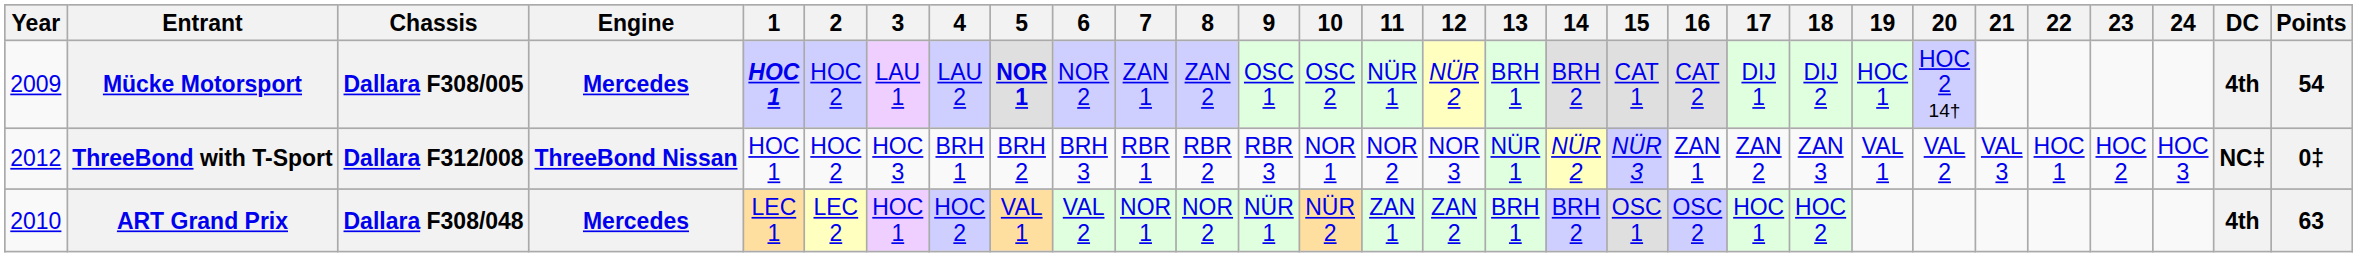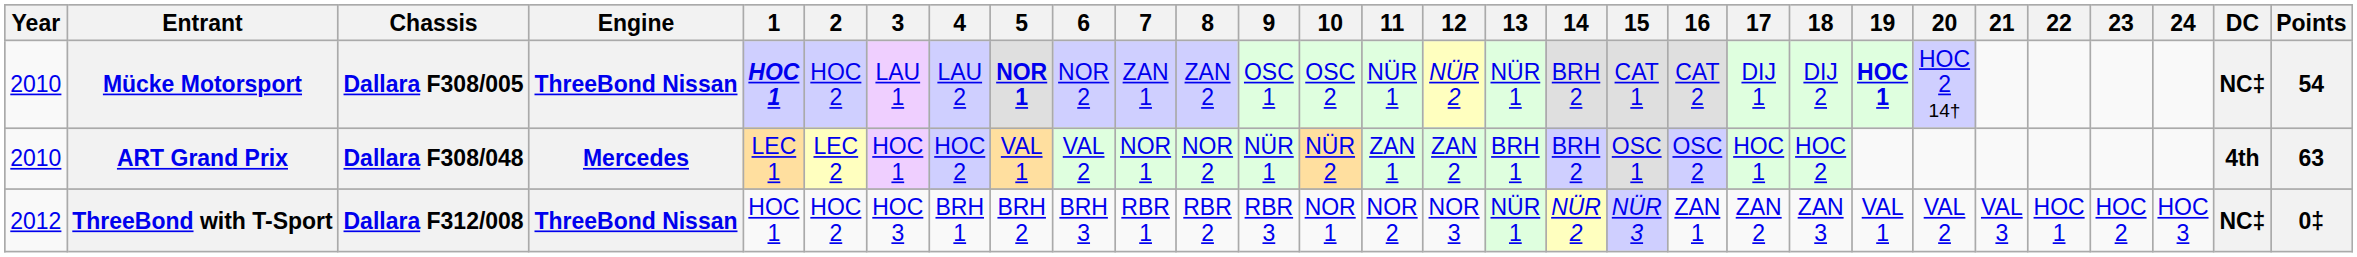(36, 84) 2009 -> (36, 84) 2010
(636, 84) Mercedes -> (636, 84) ThreeBond Nissan
(1515, 84) BRH 1 -> (1515, 84) NÜR 1
(1883, 84) normal -> (1883, 84) bold
(2242, 84) 4th -> (2242, 84) NC‡
rows swapped: (202, 220) <-> (202, 158)
